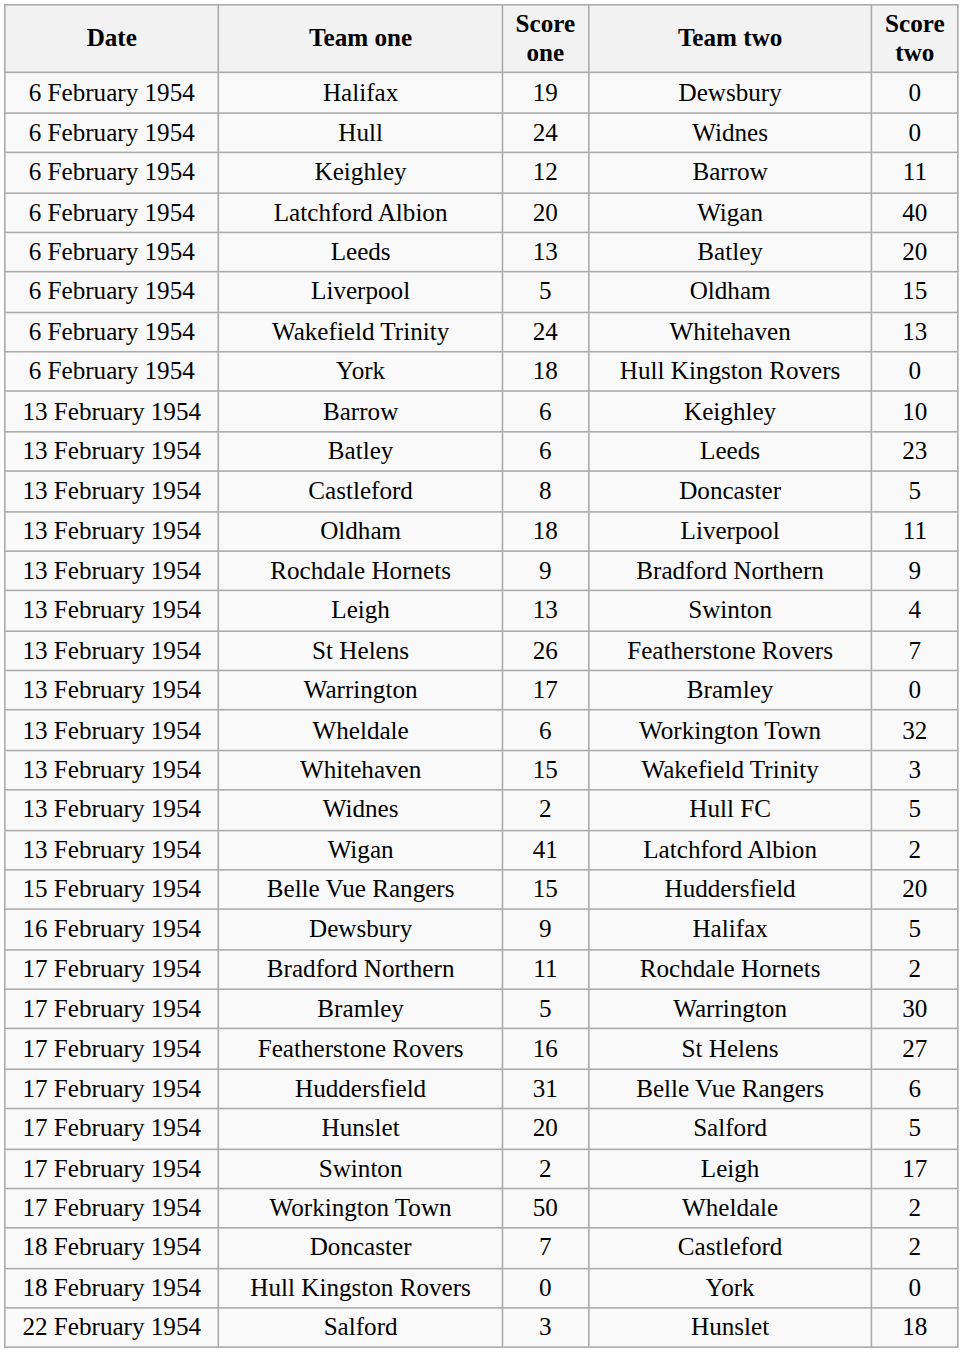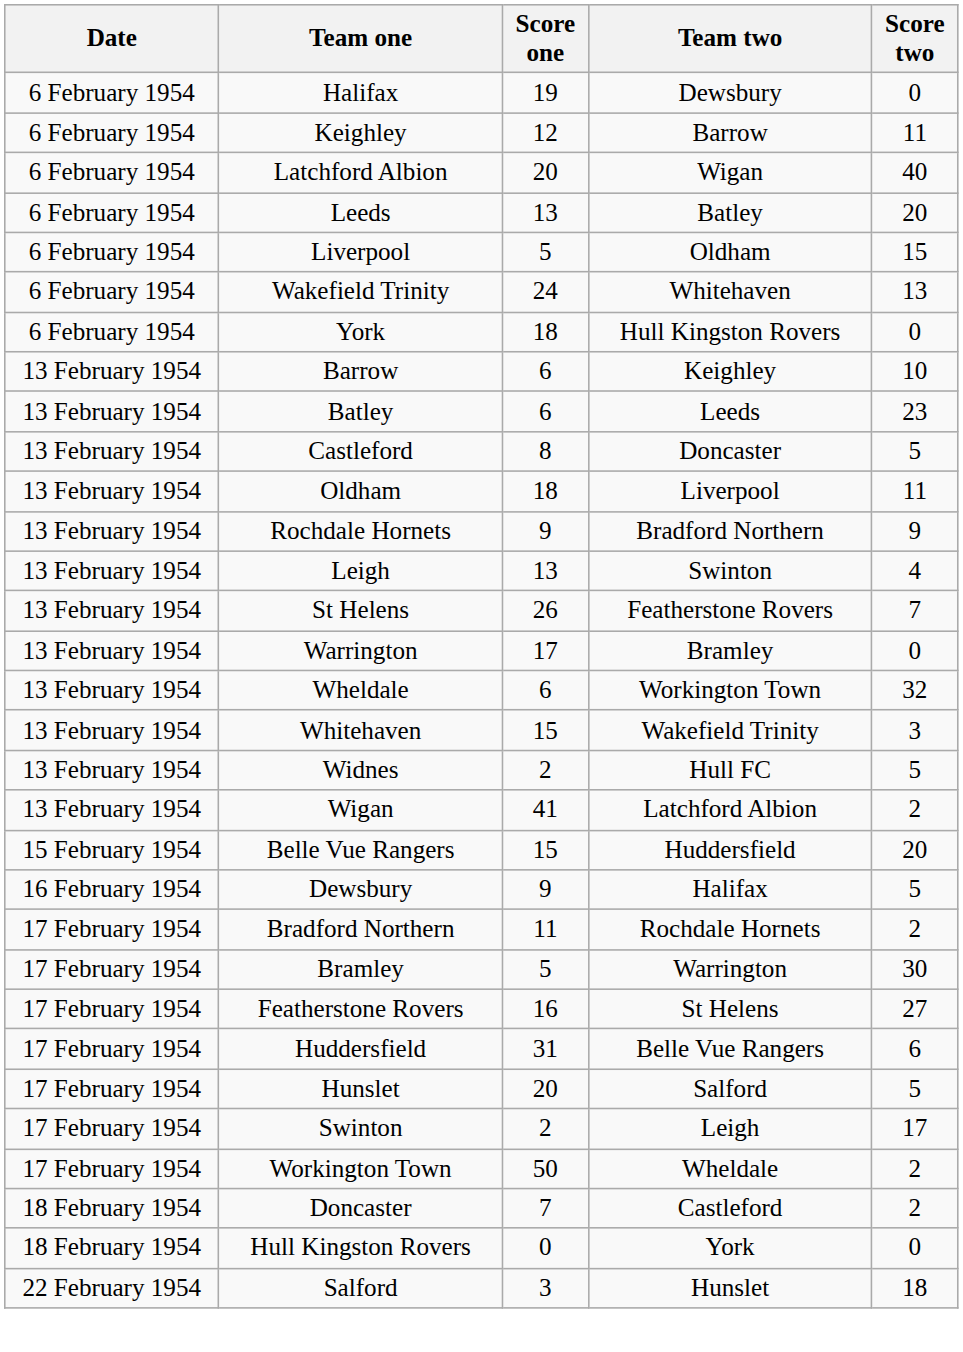- row: (361, 132)
